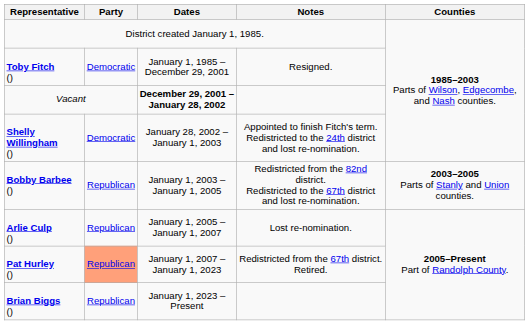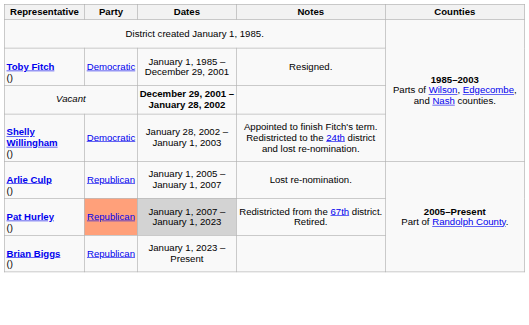- row: (39, 185)
(187, 264) no background -> (187, 217) lightgrey background
